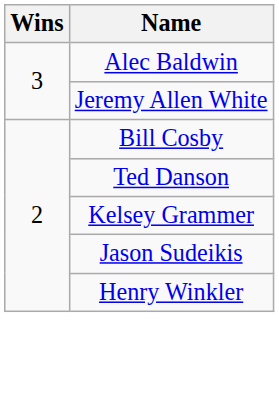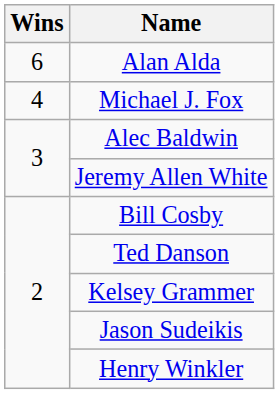+ row: (171, 61)
+ row: (171, 100)
